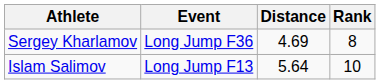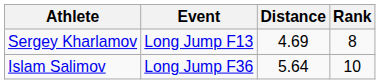(199, 41) Long Jump F36 -> (199, 41) Long Jump F13
(199, 66) Long Jump F13 -> (199, 66) Long Jump F36
